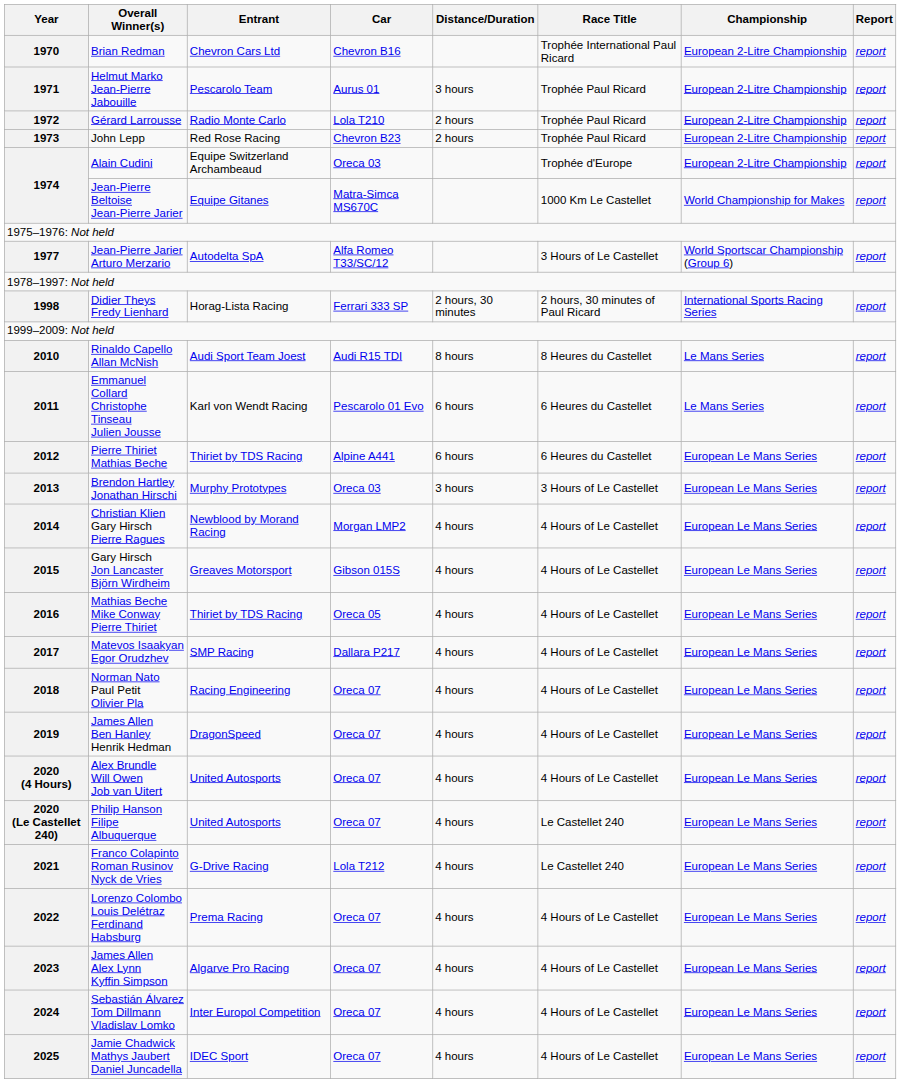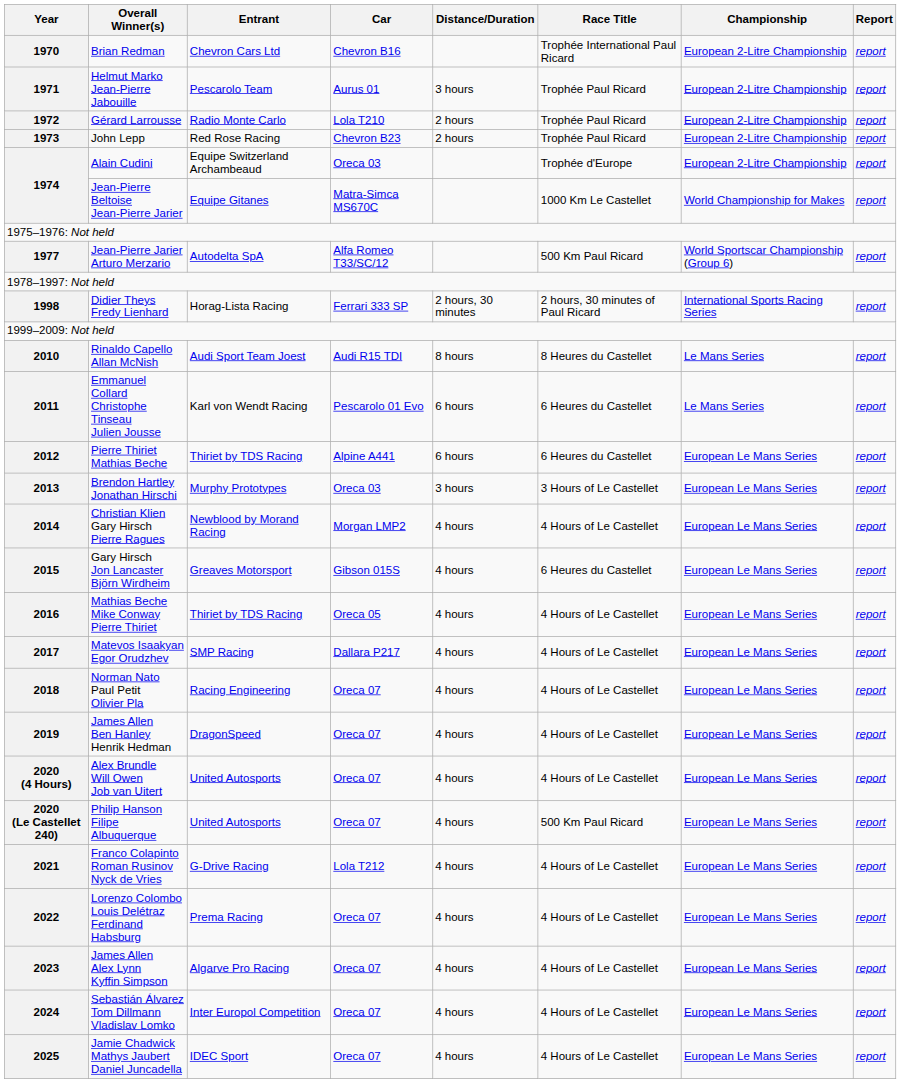(599, 256) 3 Hours of Le Castellet -> (592, 256) 500 Km Paul Ricard
(599, 570) 4 Hours of Le Castellet -> (596, 570) 6 Heures du Castellet
(582, 822) Le Castellet 240 -> (592, 822) 500 Km Paul Ricard
(582, 866) Le Castellet 240 -> (599, 866) 4 Hours of Le Castellet
